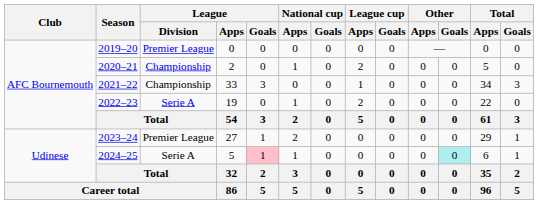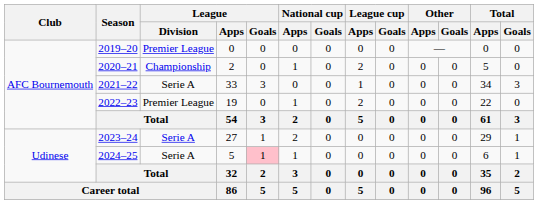(178, 84) Championship -> (178, 84) Serie A
(178, 102) Serie A -> (178, 102) Premier League
(178, 137) Premier League -> (178, 137) Serie A
(454, 155) paleturquoise background -> (454, 155) no background
